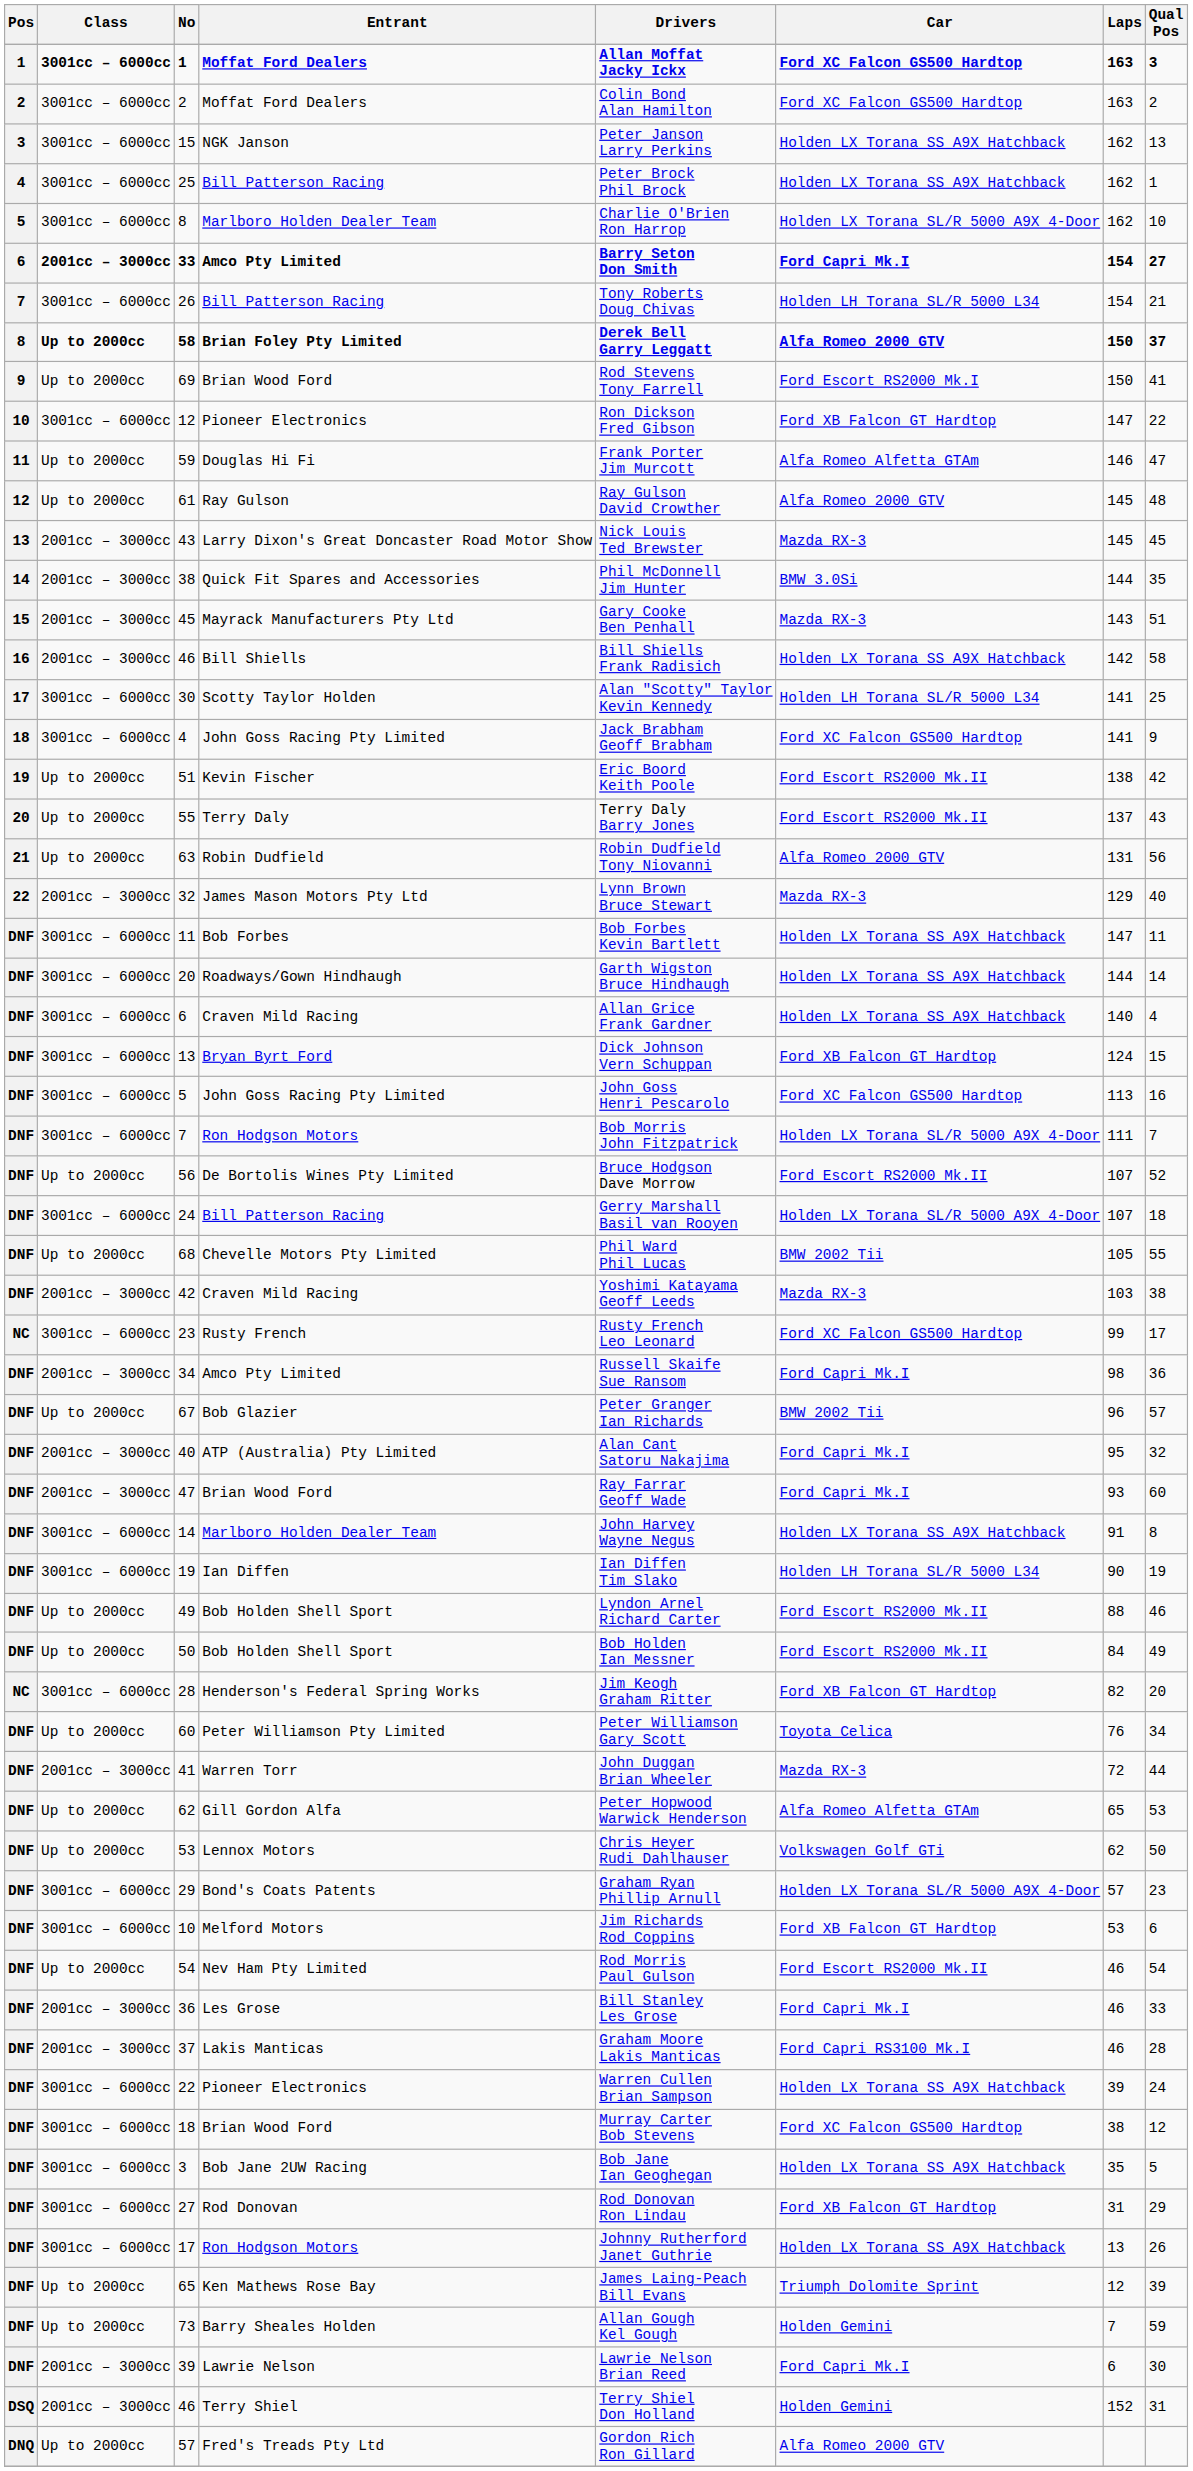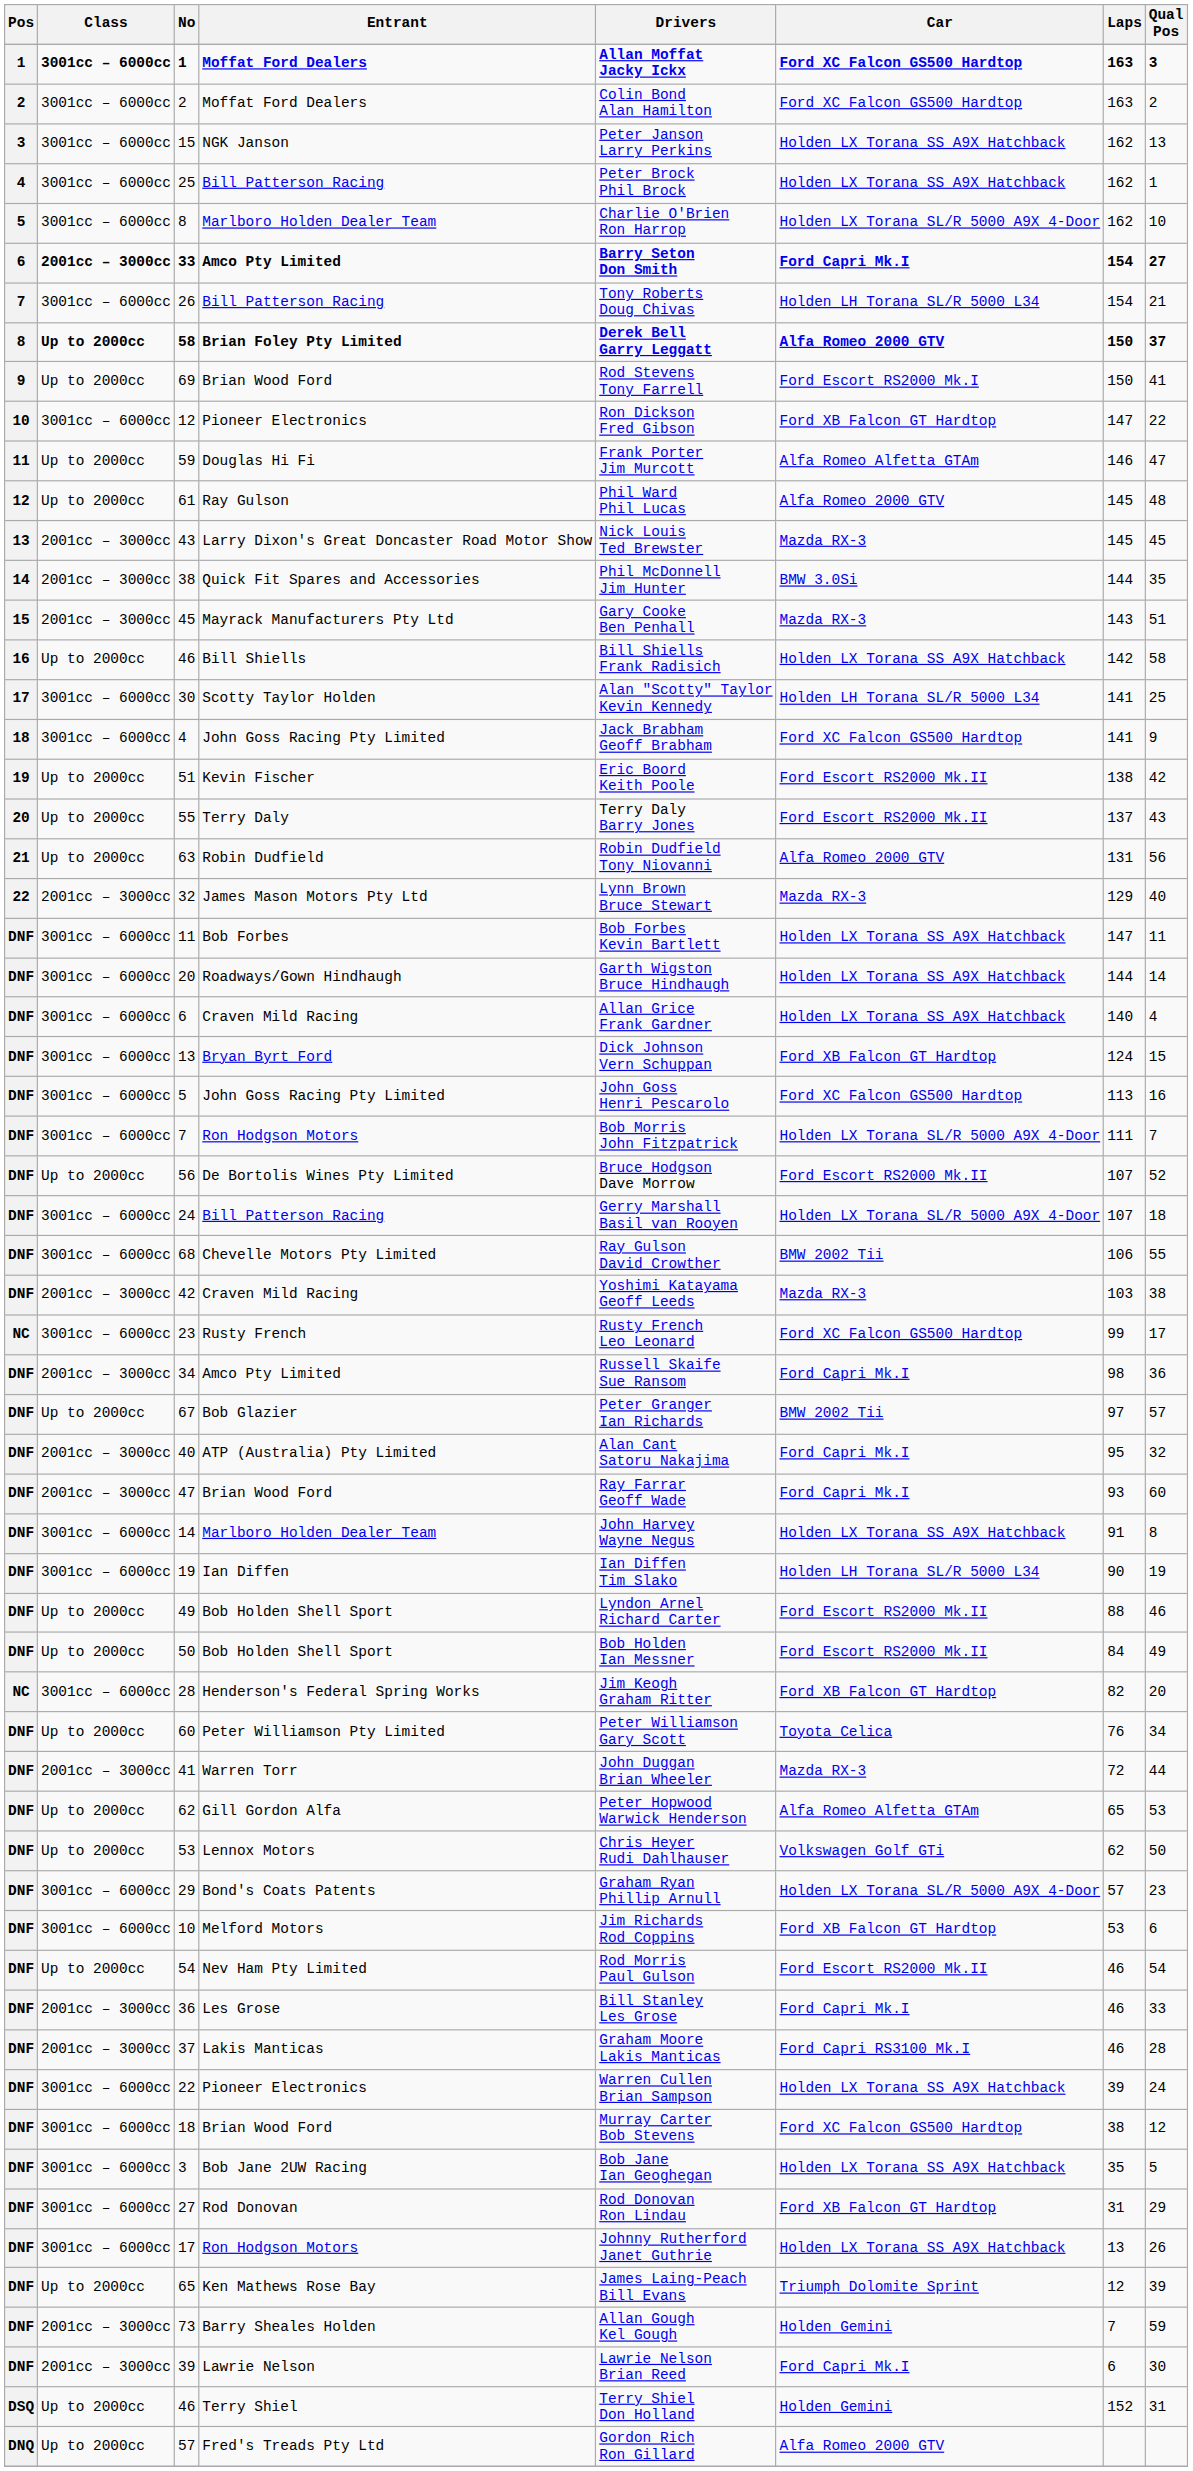(660, 501) Ray Gulson David Crowther -> (643, 501) Phil Ward Phil Lucas
(106, 660) 2001cc – 3000cc -> (93, 660) Up to 2000cc
(93, 1256) Up to 2000cc -> (106, 1256) 3001cc – 6000cc
(643, 1256) Phil Ward Phil Lucas -> (660, 1256) Ray Gulson David Crowther
(1120, 1256) 105 -> (1120, 1256) 106
(1116, 1415) 96 -> (1116, 1415) 97
(93, 2328) Up to 2000cc -> (106, 2328) 2001cc – 3000cc
(106, 2407) 2001cc – 3000cc -> (93, 2407) Up to 2000cc
